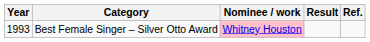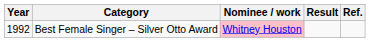(18, 29) 1993 -> (18, 29) 1992
